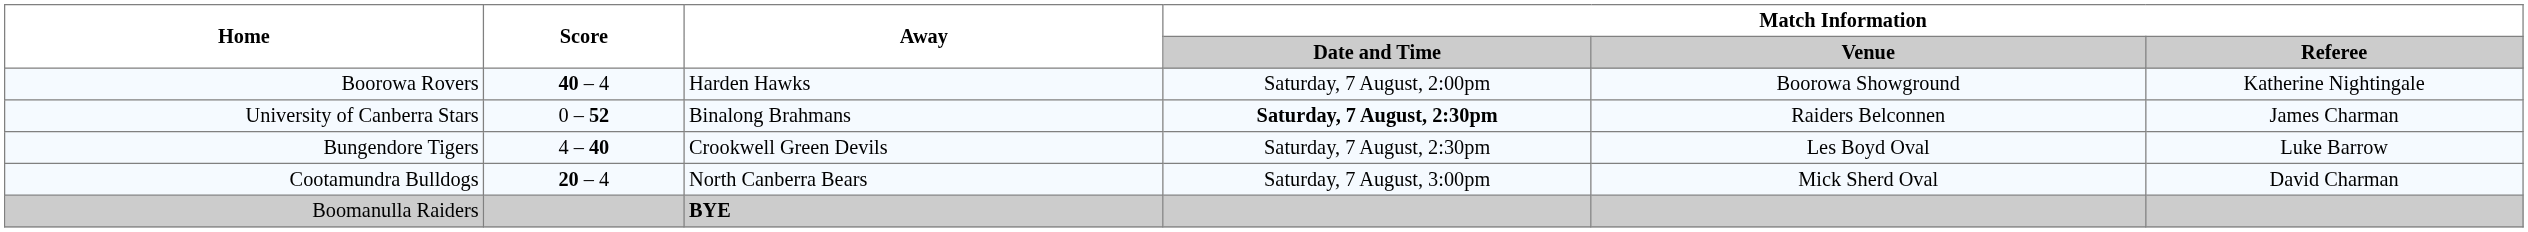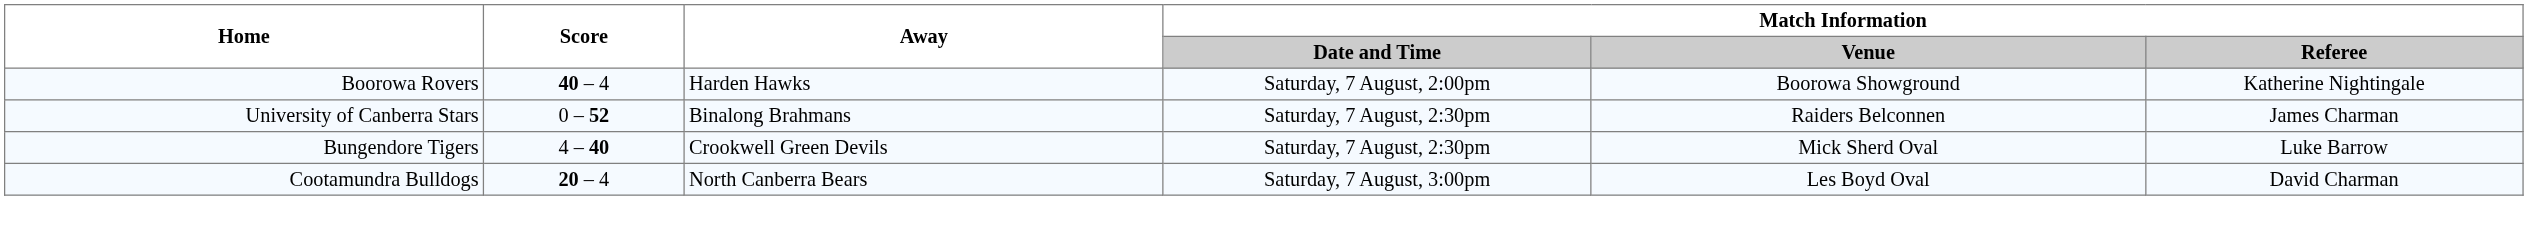(1377, 115) bold -> (1377, 115) normal
(1868, 147) Les Boyd Oval -> (1868, 147) Mick Sherd Oval
(1868, 179) Mick Sherd Oval -> (1868, 179) Les Boyd Oval
- row: (395, 210)
